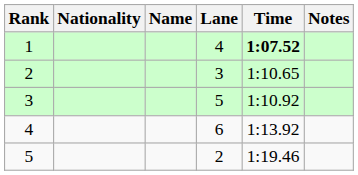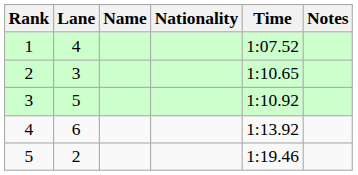columns swapped: (219, 18) <-> (99, 18)
(273, 45) bold -> (273, 45) normal
